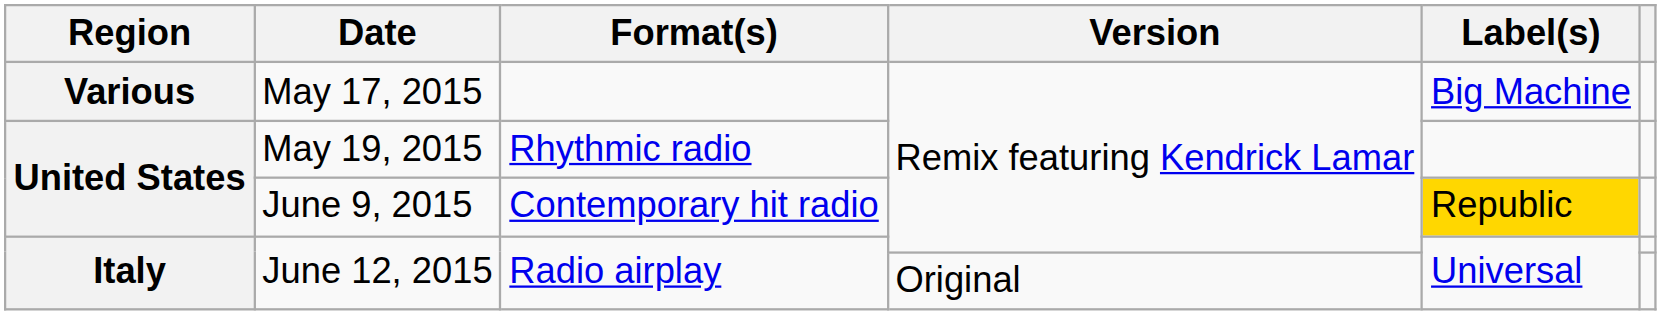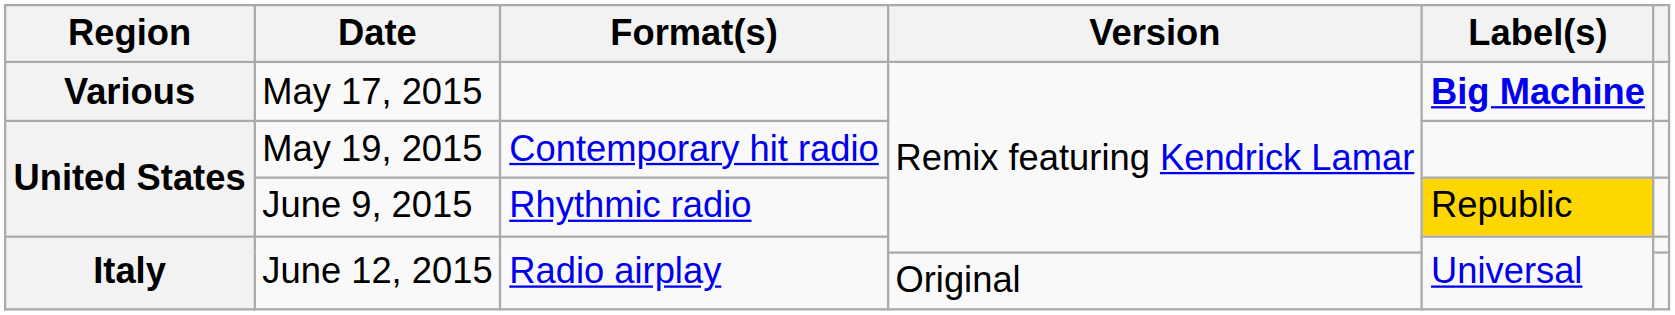(1531, 90) normal -> (1538, 90) bold
(630, 148) Rhythmic radio -> (694, 148) Contemporary hit radio
(694, 206) Contemporary hit radio -> (630, 206) Rhythmic radio
